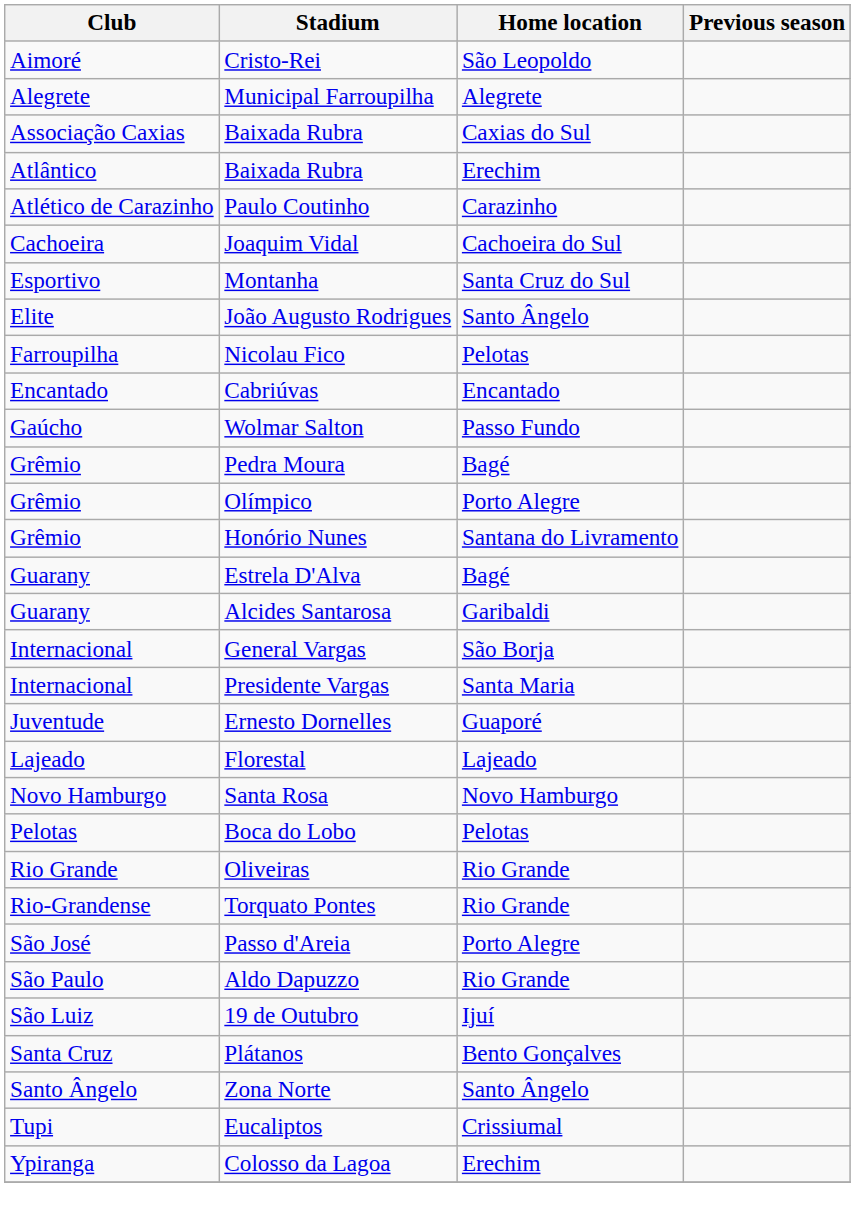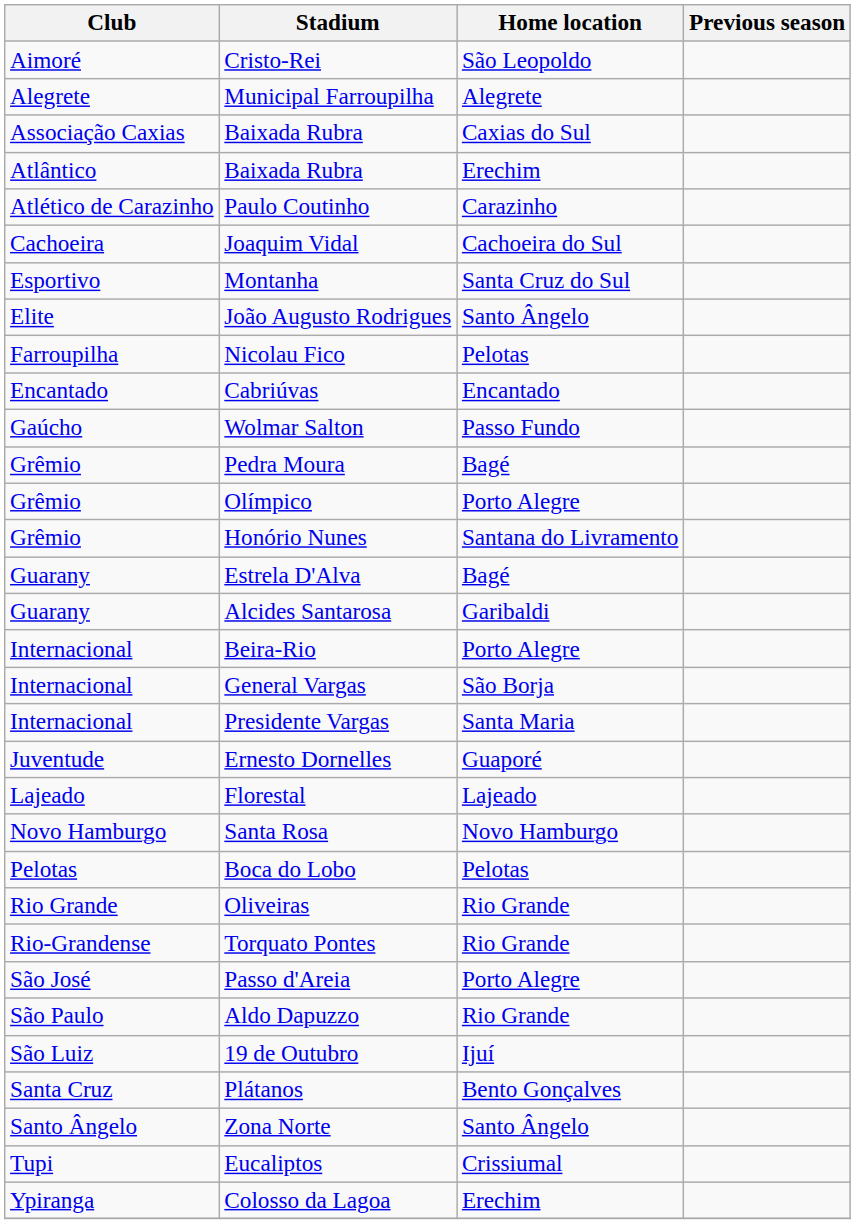+ row: (71, 648)
